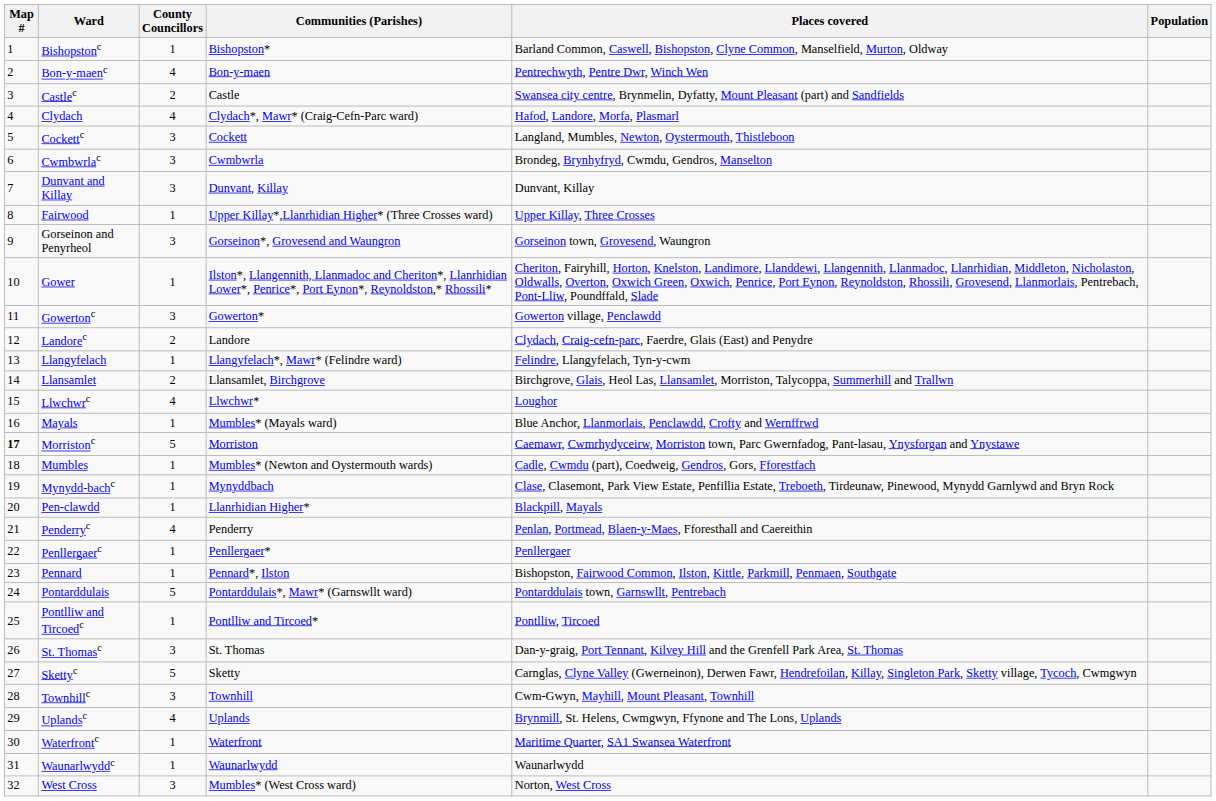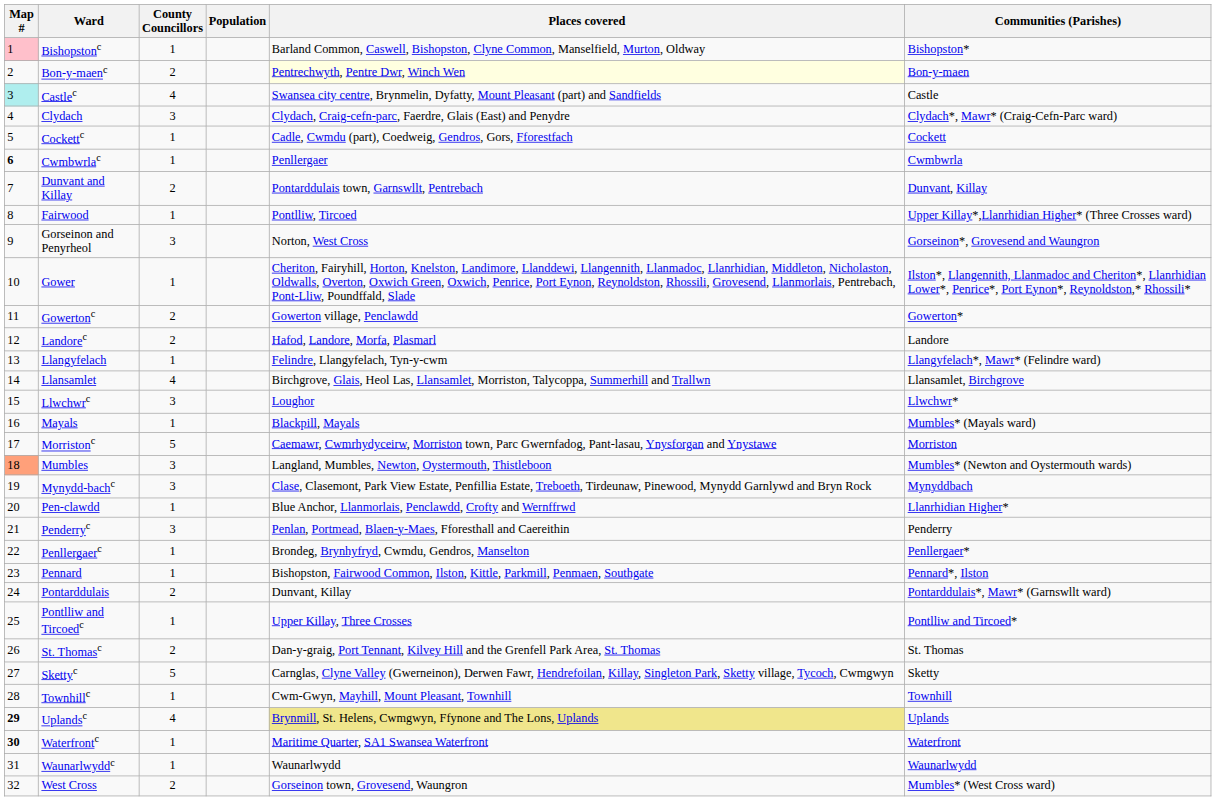columns swapped: (359, 21) <-> (1179, 21)
(10, 49) no background -> (10, 49) pink background
(173, 72) 4 -> (173, 72) 2
(611, 72) no background -> (368, 72) lightyellow background
(10, 95) no background -> (10, 95) paleturquoise background
(173, 95) 2 -> (173, 95) 4
(173, 116) 4 -> (173, 116) 3
(597, 116) Hafod, Landore, Morfa, Plasmarl -> (421, 116) Clydach, Craig-cefn-parc, Faerdre, Glais (East) and Penydre
(173, 137) 3 -> (173, 137) 1
(655, 137) Langland, Mumbles, Newton, Oystermouth, Thistleboon -> (422, 137) Cadle, Cwmdu (part), Coedweig, Gendros, Gors, Fforestfach
(10, 160) normal -> (10, 160) bold
(173, 160) 3 -> (173, 160) 1
(643, 160) Brondeg, Brynhyfryd, Cwmdu, Gendros, Manselton -> (300, 160) Penllergaer
(173, 188) 3 -> (173, 188) 2
(554, 188) Dunvant, Killay -> (377, 188) Pontarddulais town, Garnswllt, Pentrebach
(585, 214) Upper Killay, Three Crosses -> (314, 214) Pontlliw, Tircoed
(613, 241) Gorseinon town, Grovesend, Waungron -> (320, 241) Norton, West Cross
(173, 316) 3 -> (173, 316) 2
(664, 339) Clydach, Craig-cefn-parc, Faerdre, Glais (East) and Penydre -> (354, 339) Hafod, Landore, Morfa, Plasmarl
(173, 380) 2 -> (173, 380) 4
(173, 401) 4 -> (173, 401) 3
(667, 422) Blue Anchor, Llanmorlais, Penclawdd, Crofty and Wernffrwd -> (316, 422) Blackpill, Mayals
(13, 444) bold -> (13, 444) normal
(13, 465) no background -> (13, 465) lightsalmon background
(173, 465) 1 -> (173, 465) 3
(665, 465) Cadle, Cwmdu (part), Coedweig, Gendros, Gors, Fforestfach -> (412, 465) Langland, Mumbles, Newton, Oystermouth, Thistleboon
(173, 486) 1 -> (173, 486) 3
(559, 507) Blackpill, Mayals -> (424, 507) Blue Anchor, Llanmorlais, Penclawdd, Crofty and Wernffrwd
(173, 528) 4 -> (173, 528) 3
(543, 551) Penllergaer -> (401, 551) Brondeg, Brynhyfryd, Cwmdu, Gendros, Manselton
(173, 592) 5 -> (173, 592) 2
(620, 592) Pontarddulais town, Garnswllt, Pentrebach -> (312, 592) Dunvant, Killay
(557, 620) Pontlliw, Tircoed -> (342, 620) Upper Killay, Three Crosses
(173, 650) 3 -> (173, 650) 2
(173, 696) 3 -> (173, 696) 1
(13, 719) normal -> (13, 719) bold
(678, 719) no background -> (435, 719) khaki background
(13, 741) normal -> (13, 741) bold
(173, 785) 3 -> (173, 785) 2
(563, 785) Norton, West Cross -> (370, 785) Gorseinon town, Grovesend, Waungron
